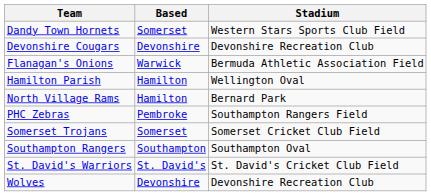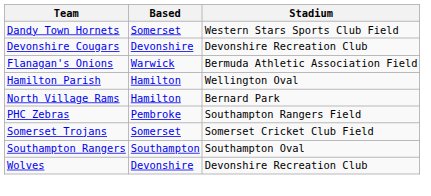- row: (69, 165)
